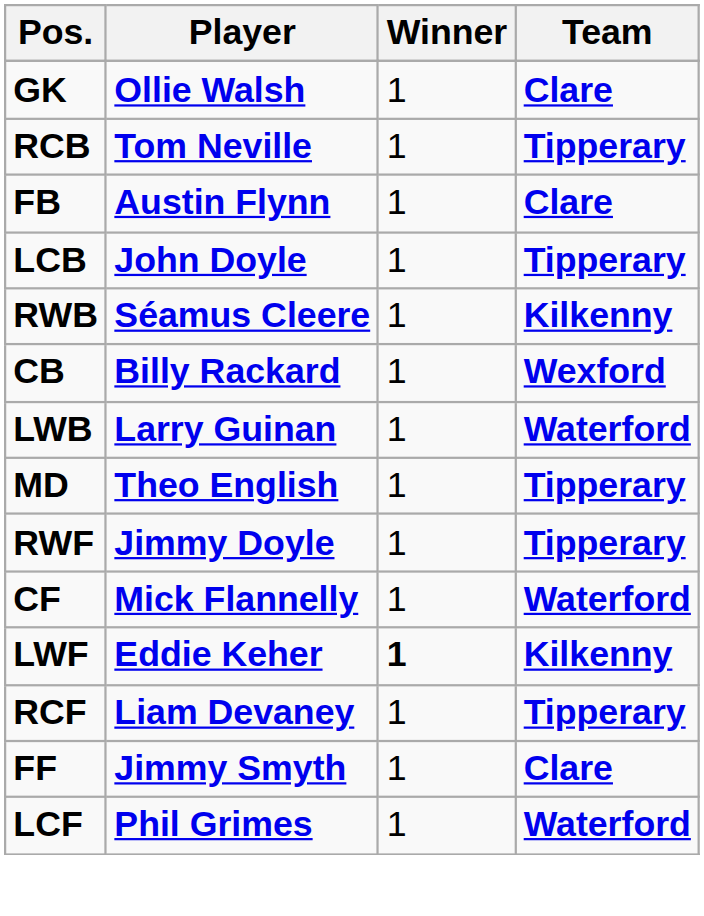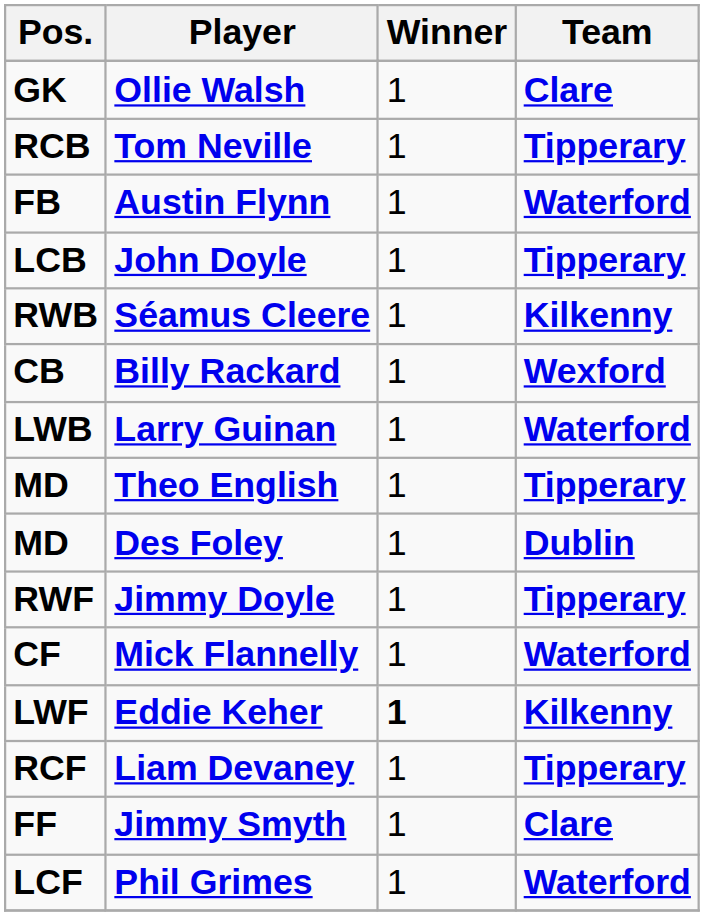(568, 202) Clare -> (607, 202) Waterford
+ row: (199, 542)
